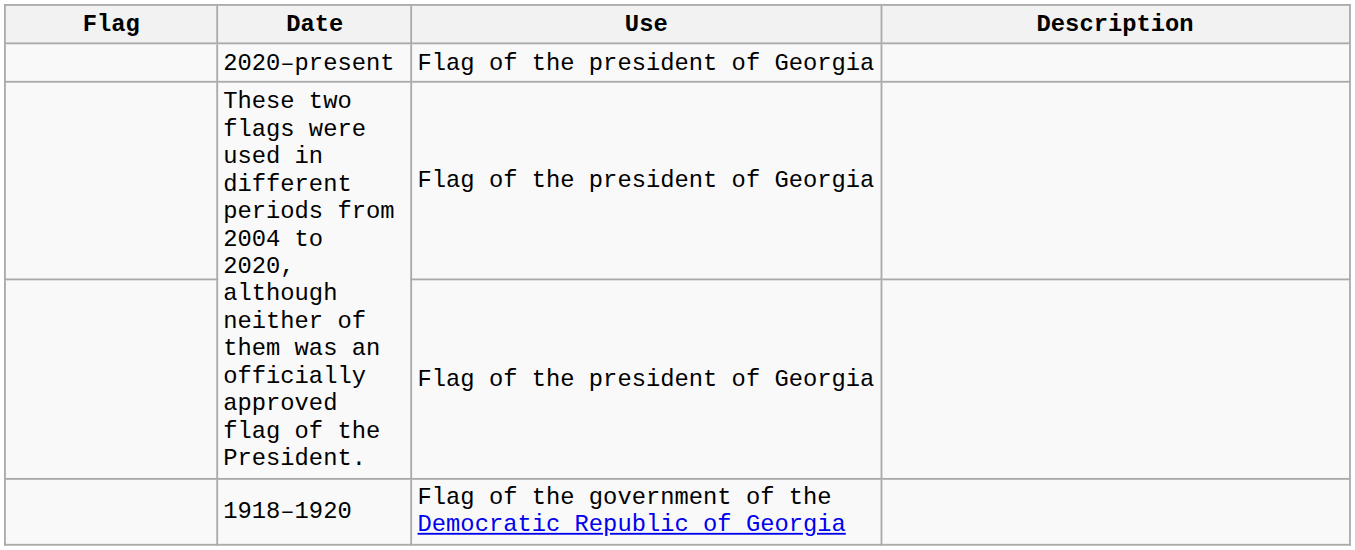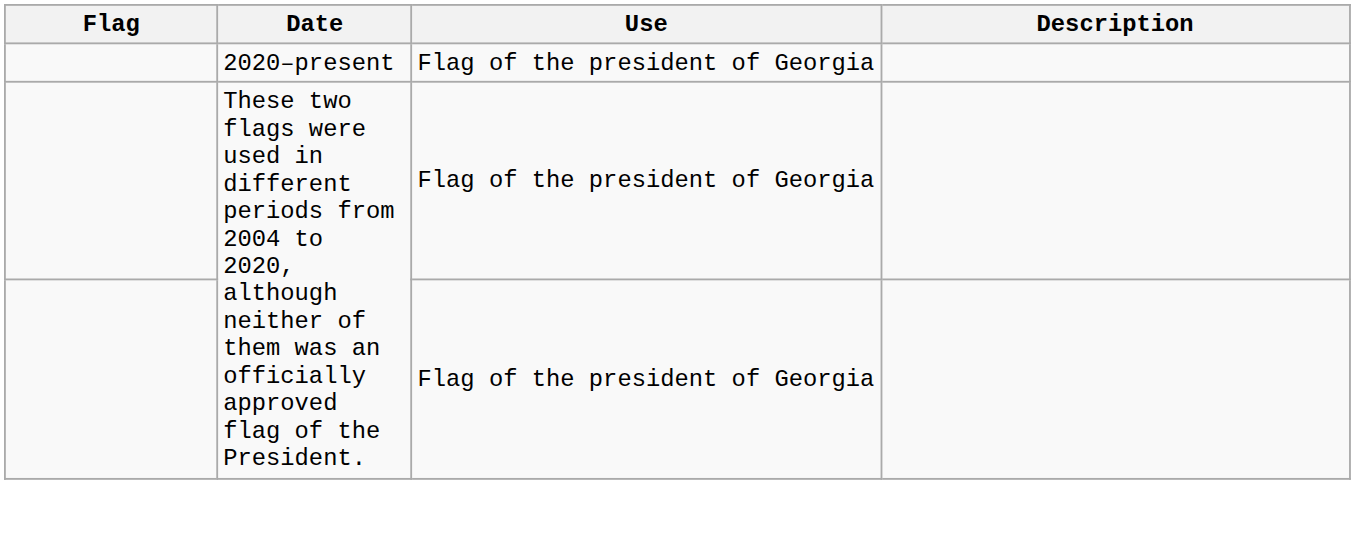- row: (287, 511)
